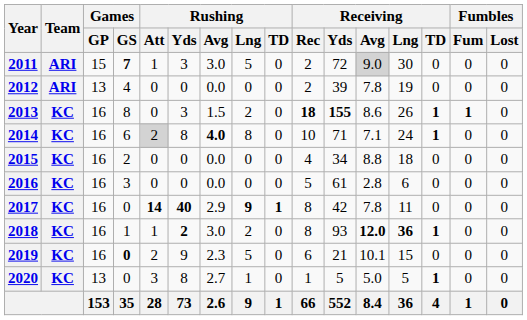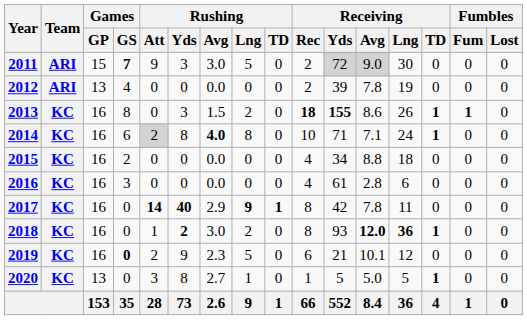(154, 64) 1 -> (154, 64) 9
(340, 64) no background -> (340, 64) lightgrey background
(308, 183) 5 -> (308, 183) 4
(127, 231) 1 -> (127, 231) 0
(405, 254) 15 -> (405, 254) 12
